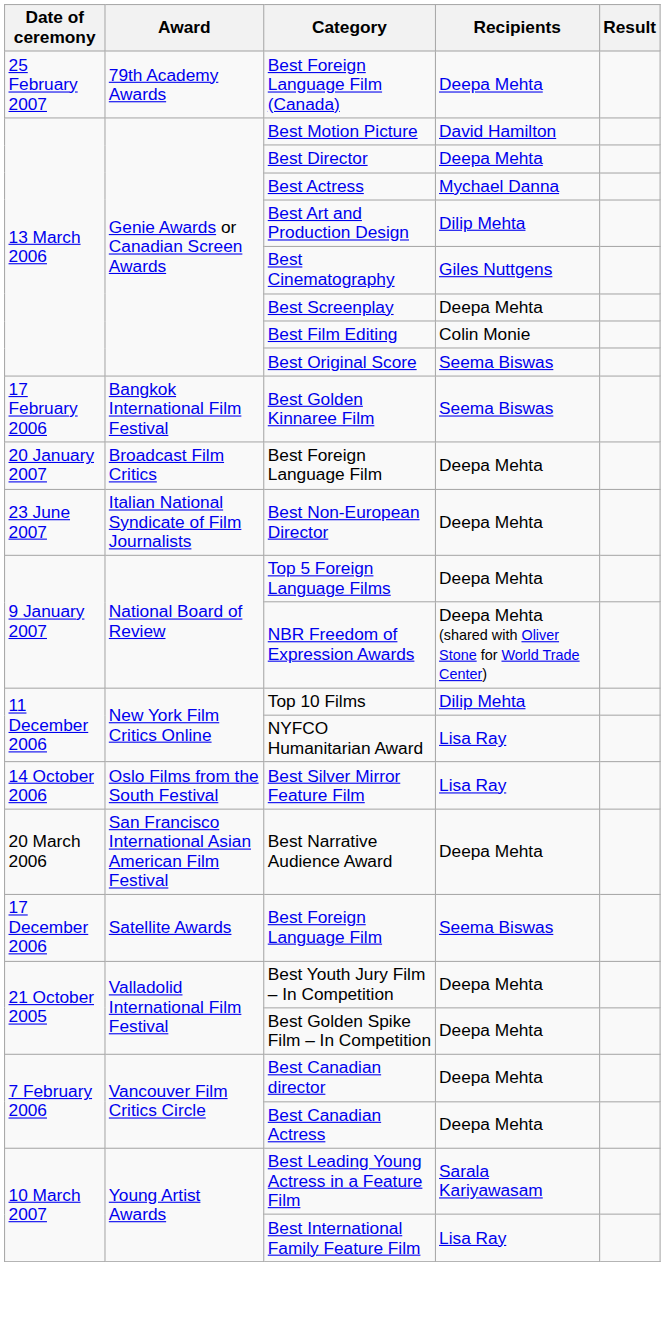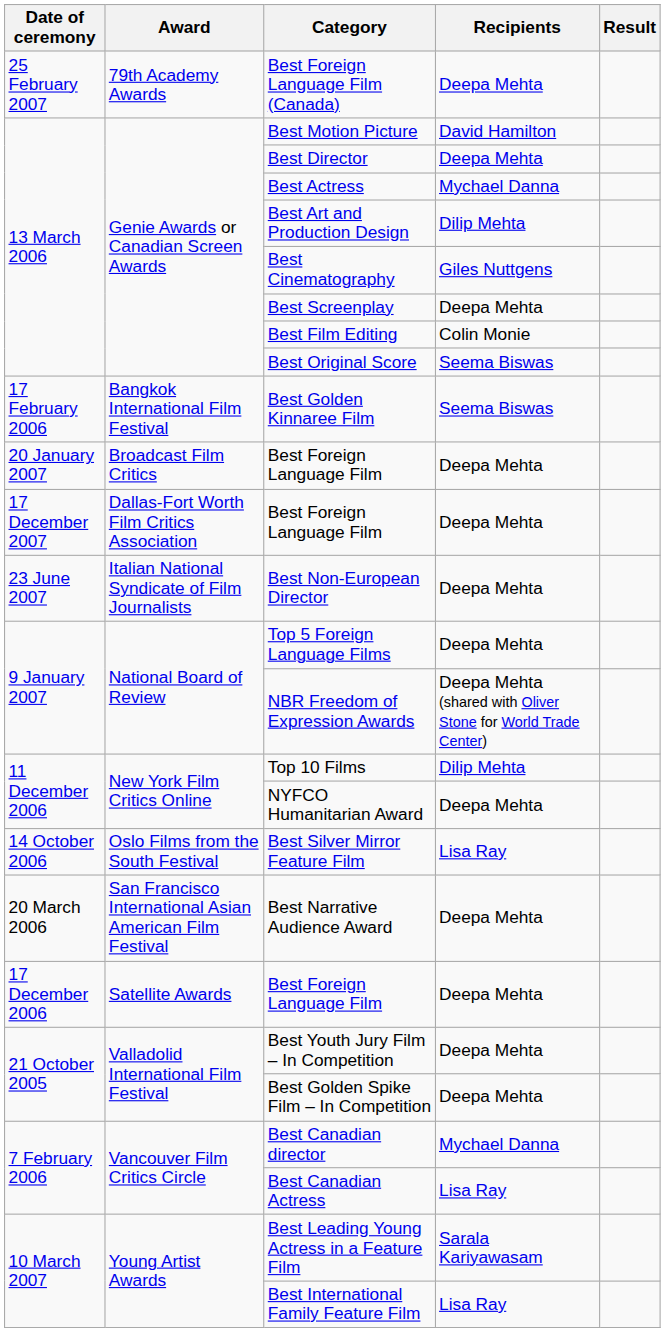+ row: (48, 522)
(473, 738) Lisa Ray -> (491, 804) Deepa Mehta
(496, 927) Seema Biswas -> (491, 993) Deepa Mehta
(491, 1077) Deepa Mehta -> (499, 1144) Mychael Danna
(491, 1124) Deepa Mehta -> (473, 1191) Lisa Ray
